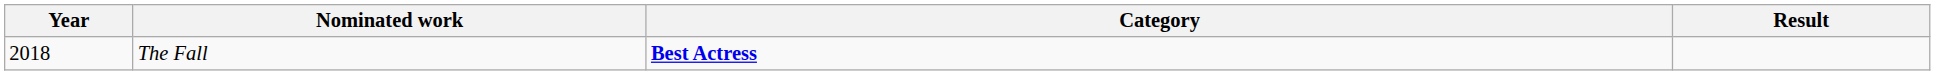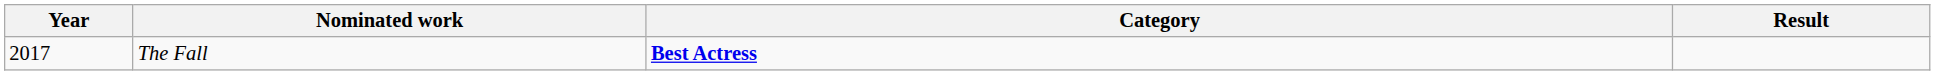(30, 53) 2018 -> (30, 53) 2017
